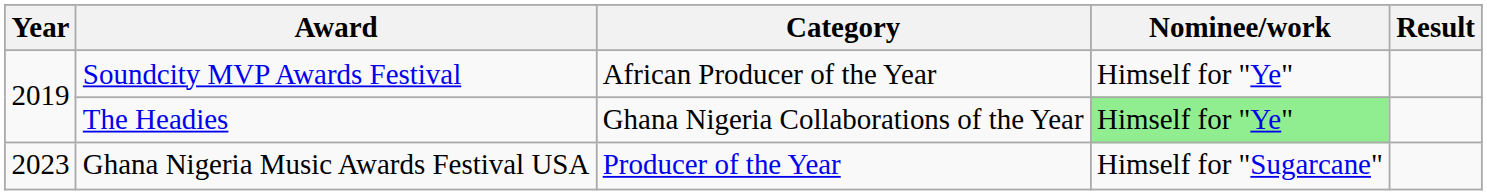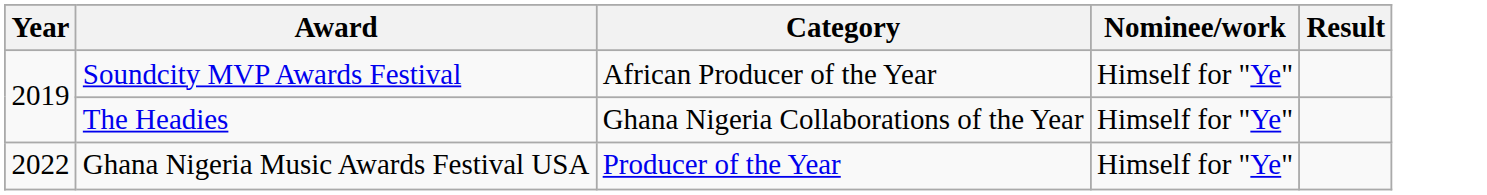(1195, 119) lightgreen background -> (1195, 119) no background
(41, 165) 2023 -> (41, 165) 2022
(1240, 165) Himself for "Sugarcane" -> (1195, 165) Himself for "Ye"
